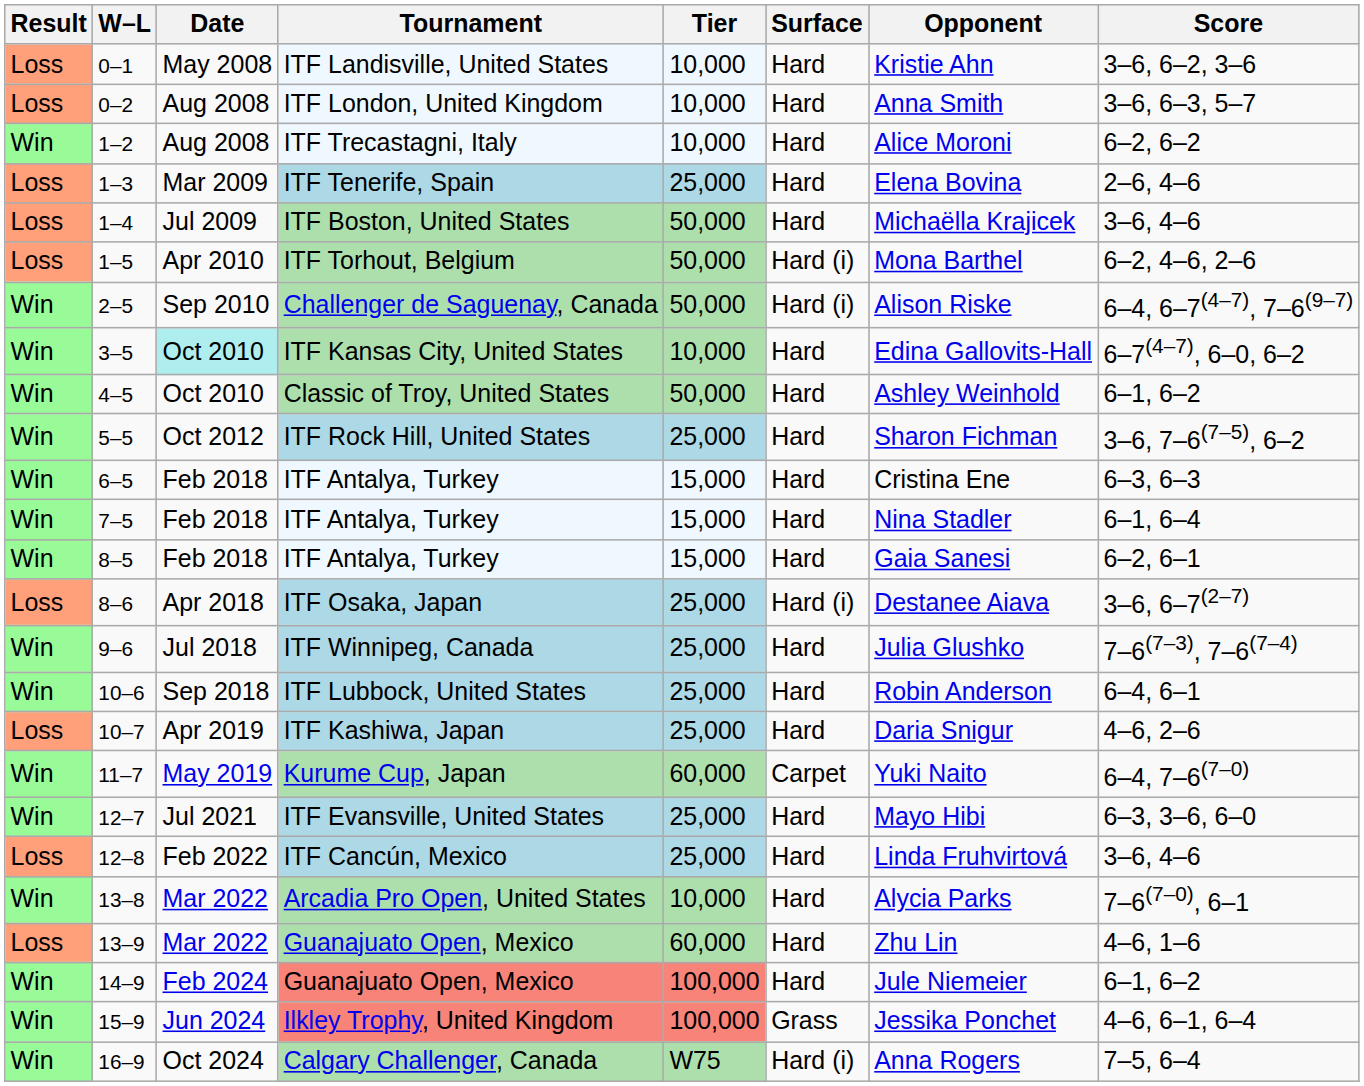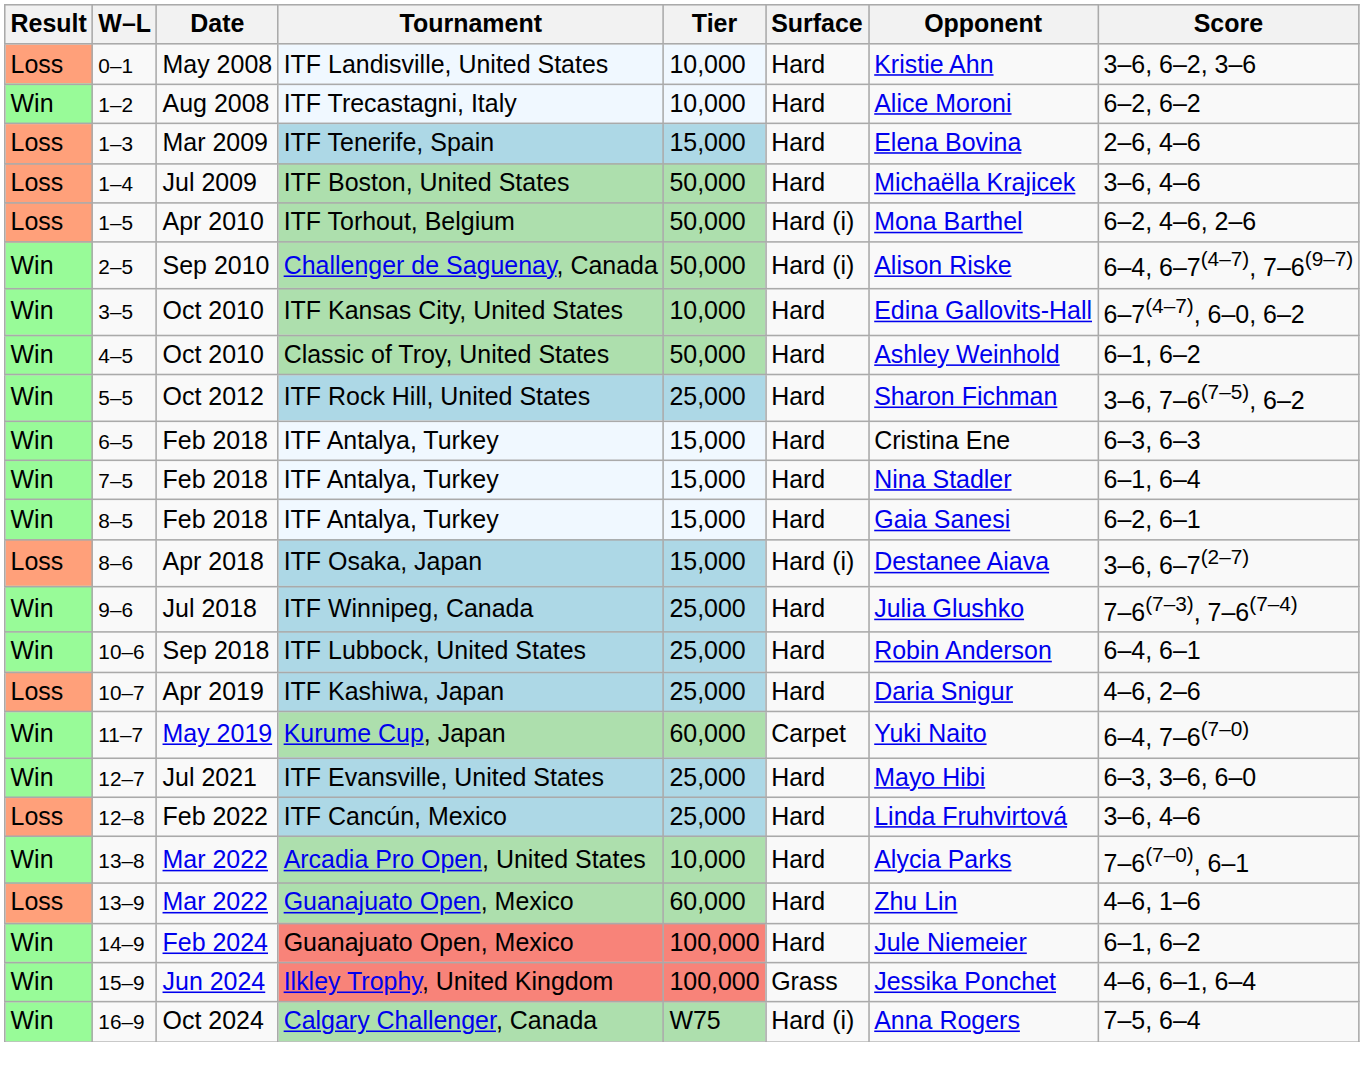- row: (116, 105)
(708, 182) 25,000 -> (708, 143) 15,000
(213, 351) paleturquoise background -> (213, 311) no background
(708, 602) 25,000 -> (708, 562) 15,000
